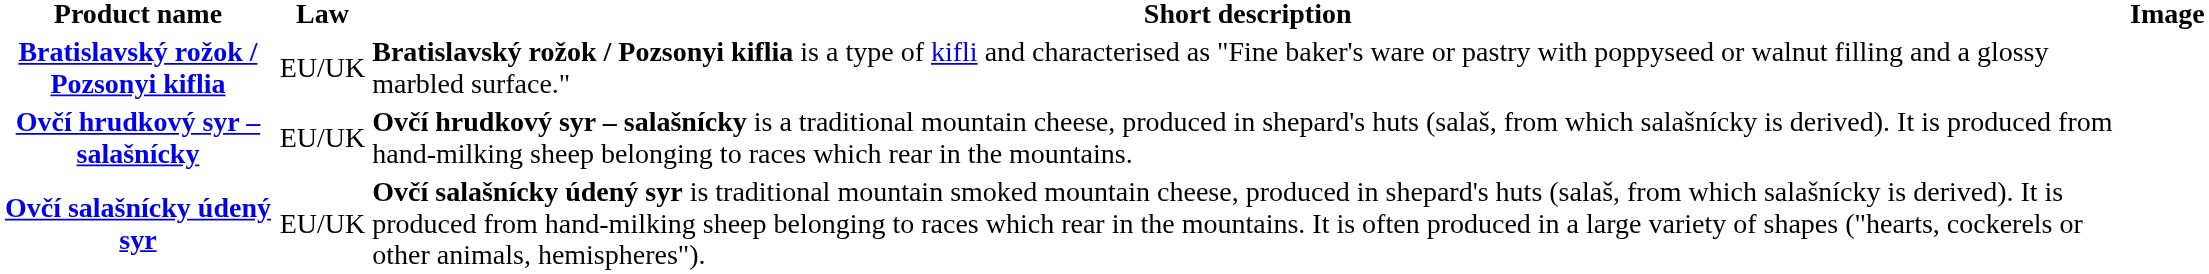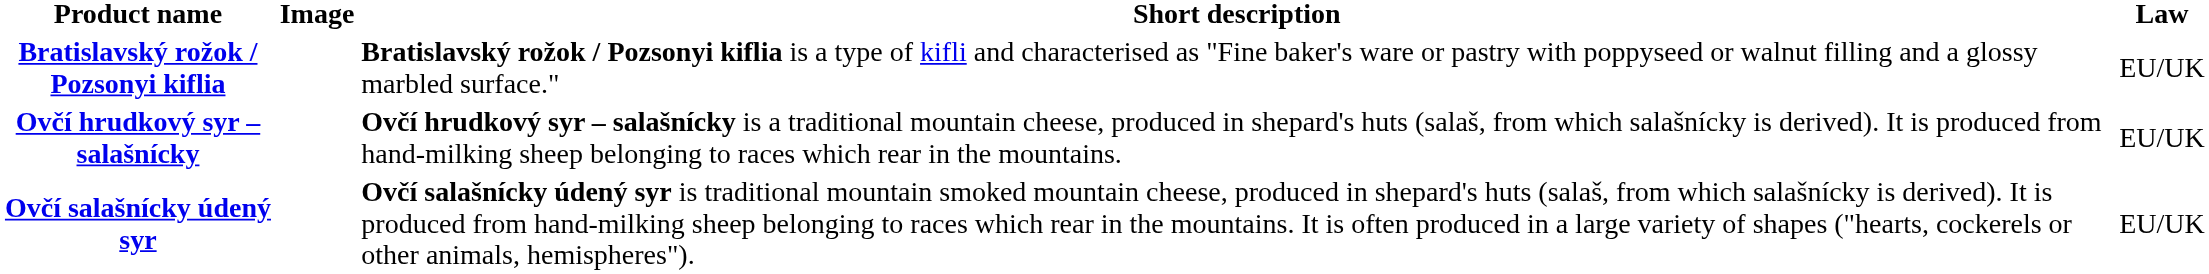columns swapped: (322, 13) <-> (2167, 13)
